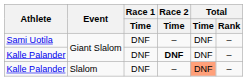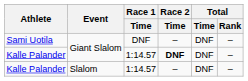(140, 55) DNF -> (141, 55) 1:14.57
(140, 69) DNF -> (141, 69) 1:14.57
(203, 69) lightsalmon background -> (204, 69) no background
